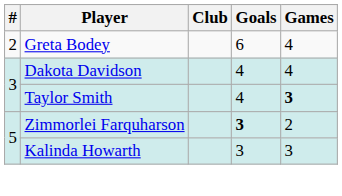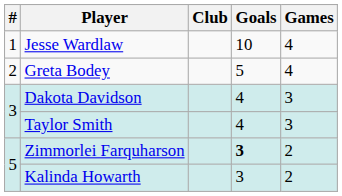+ row: (74, 44)
(240, 44) 6 -> (240, 71) 5
(289, 71) 4 -> (289, 97) 3
(289, 97) bold -> (289, 124) normal
(289, 151) 3 -> (289, 177) 2
